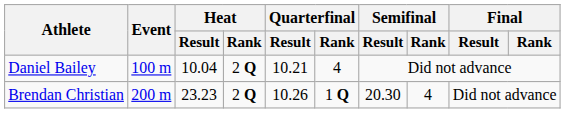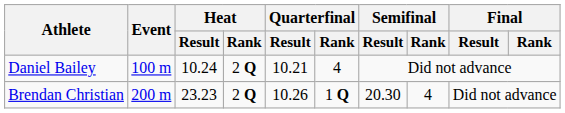(199, 68) 10.04 -> (199, 68) 10.24
